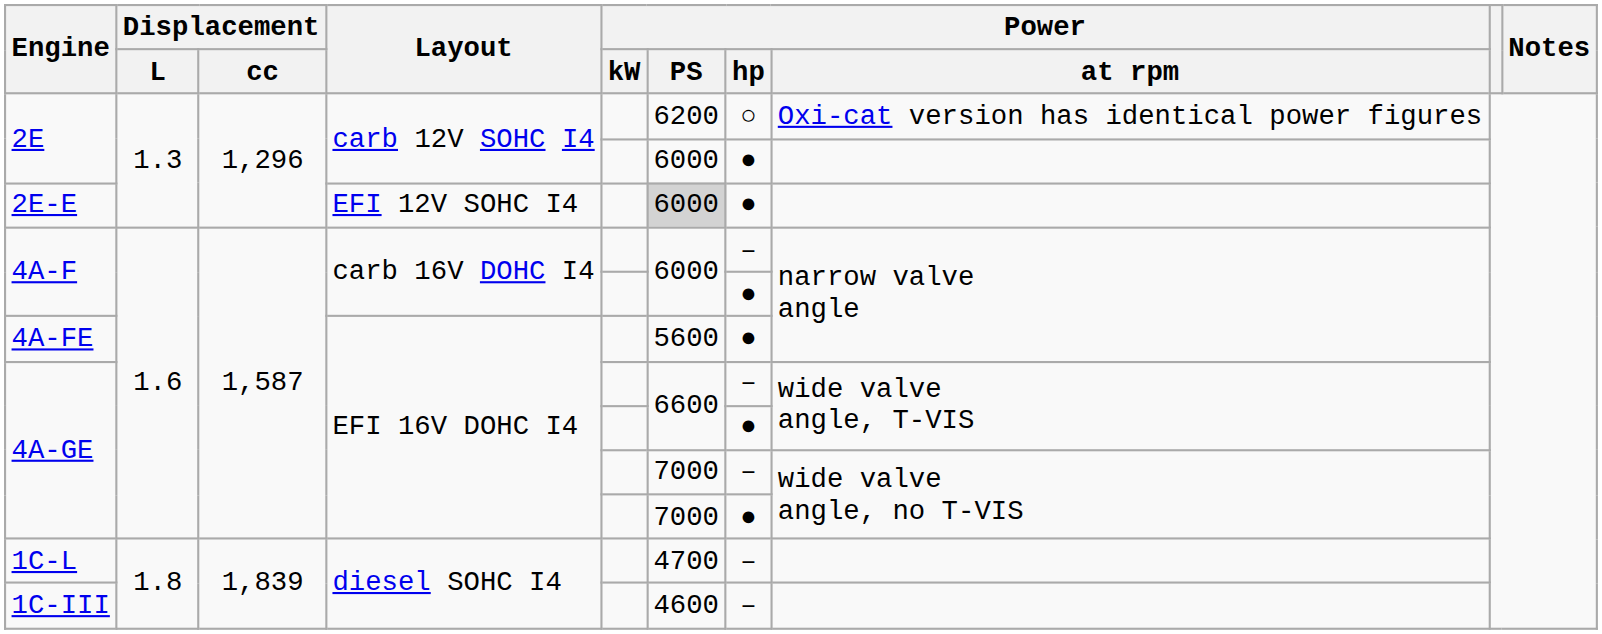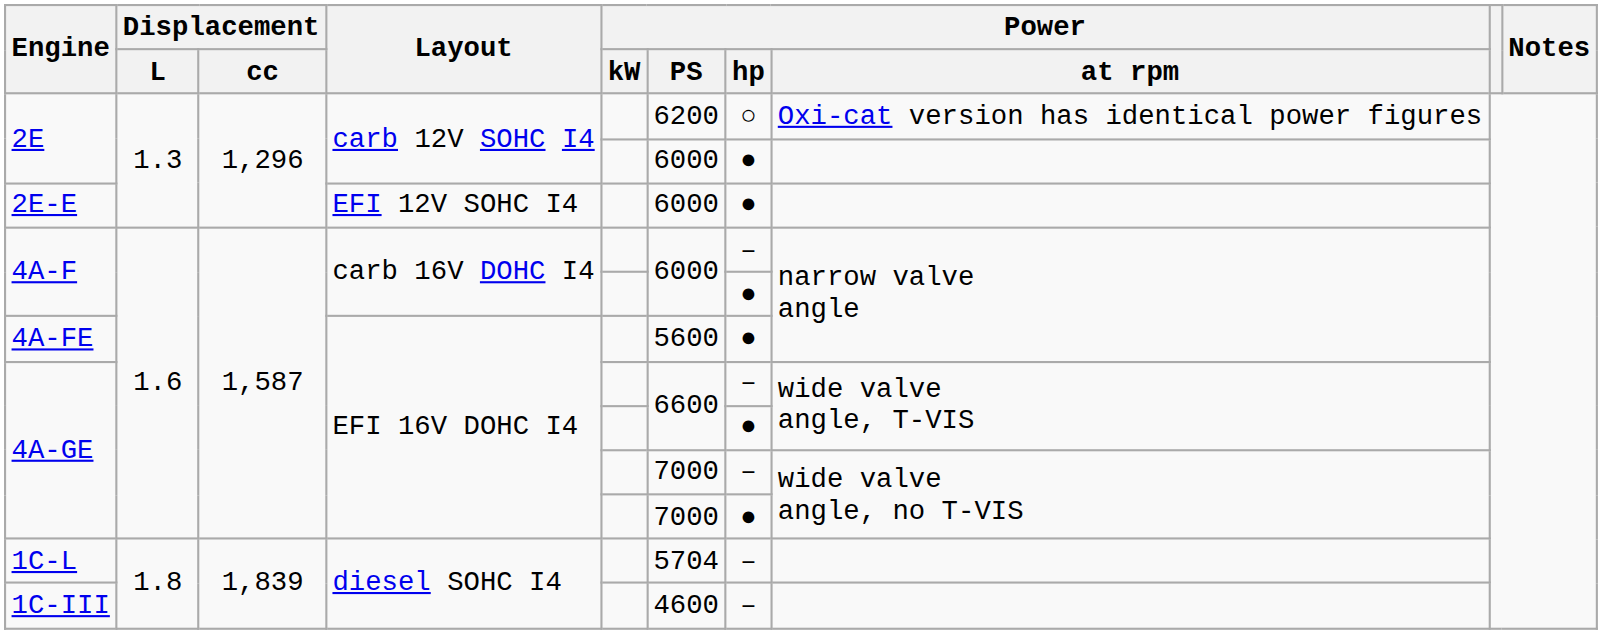(686, 205) lightgrey background -> (686, 205) no background
(686, 561) 4700 -> (686, 561) 5704
